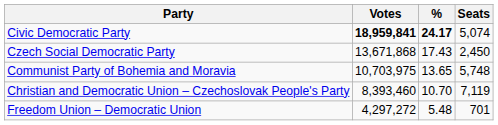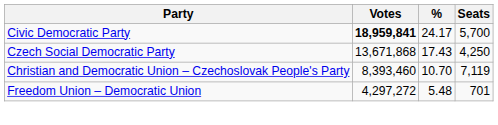(437, 33) bold -> (437, 33) normal
(475, 33) 5,074 -> (475, 33) 5,700
(475, 52) 2,450 -> (475, 52) 4,250
- row: (121, 71)
